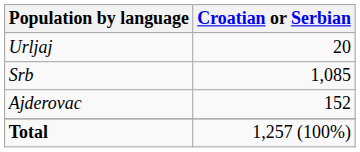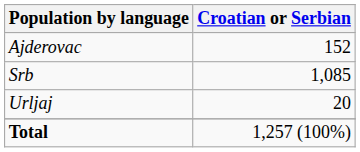rows swapped: (45, 103) <-> (31, 47)
